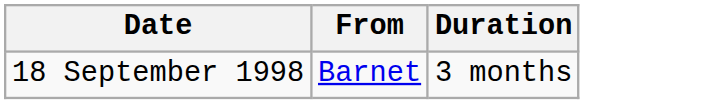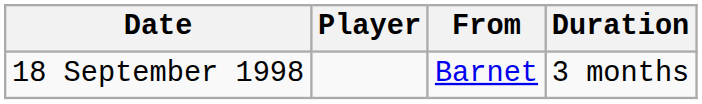+ column: (370, 29)
